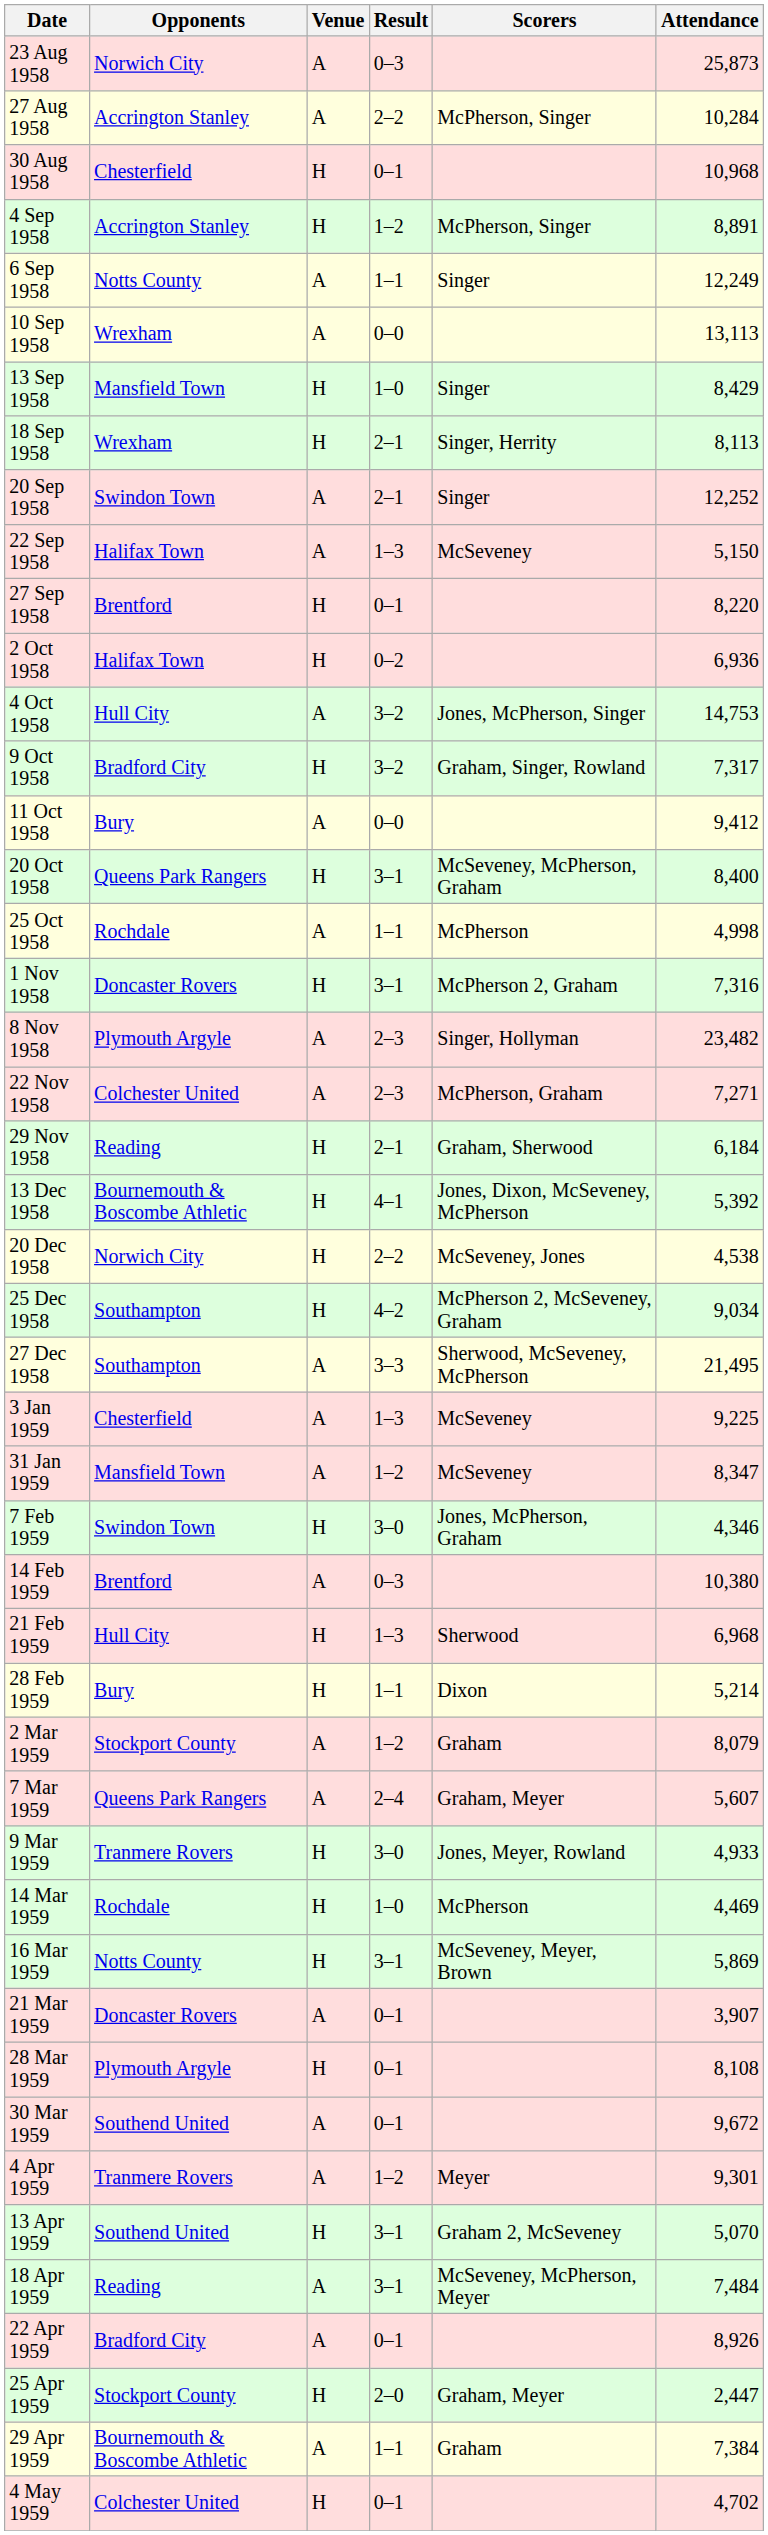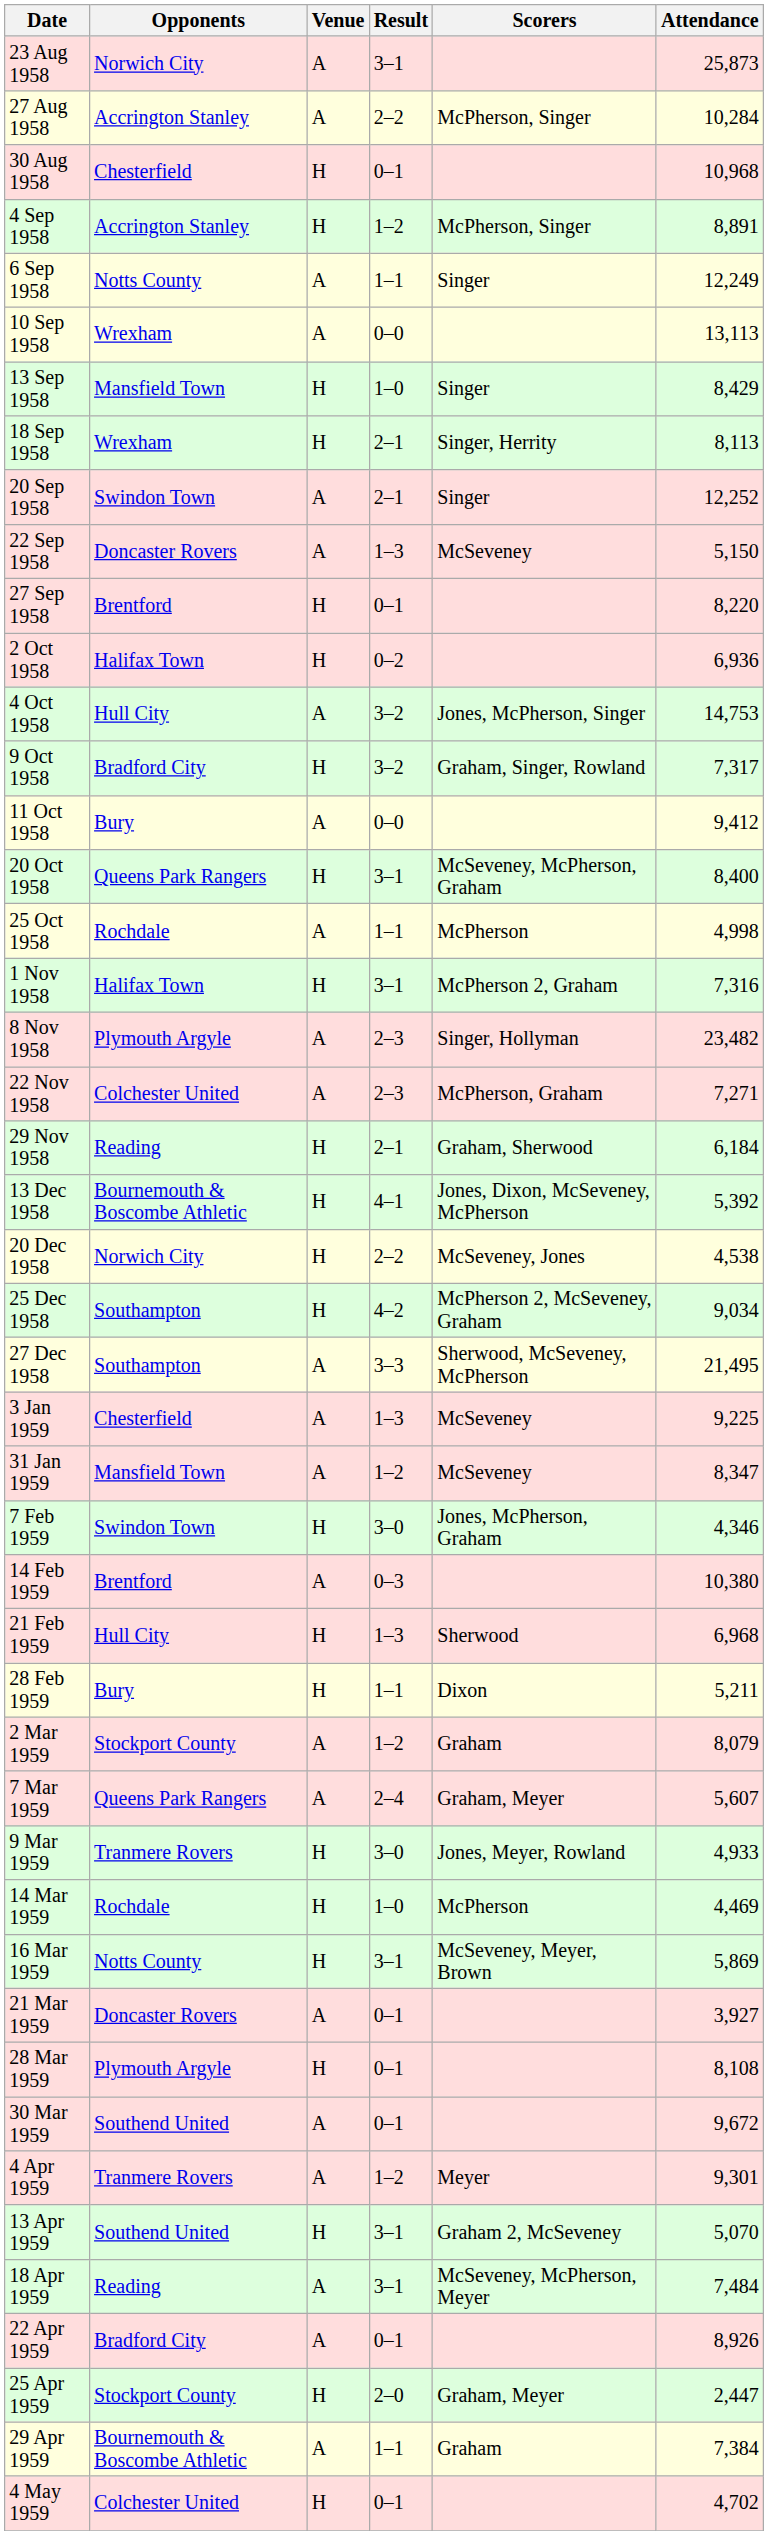(389, 63) 0–3 -> (389, 63) 3–1
(149, 551) Halifax Town -> (165, 551) Doncaster Rovers
(165, 985) Doncaster Rovers -> (149, 985) Halifax Town
(736, 1689) 5,214 -> (737, 1689) 5,211
(736, 2015) 3,907 -> (736, 2015) 3,927
